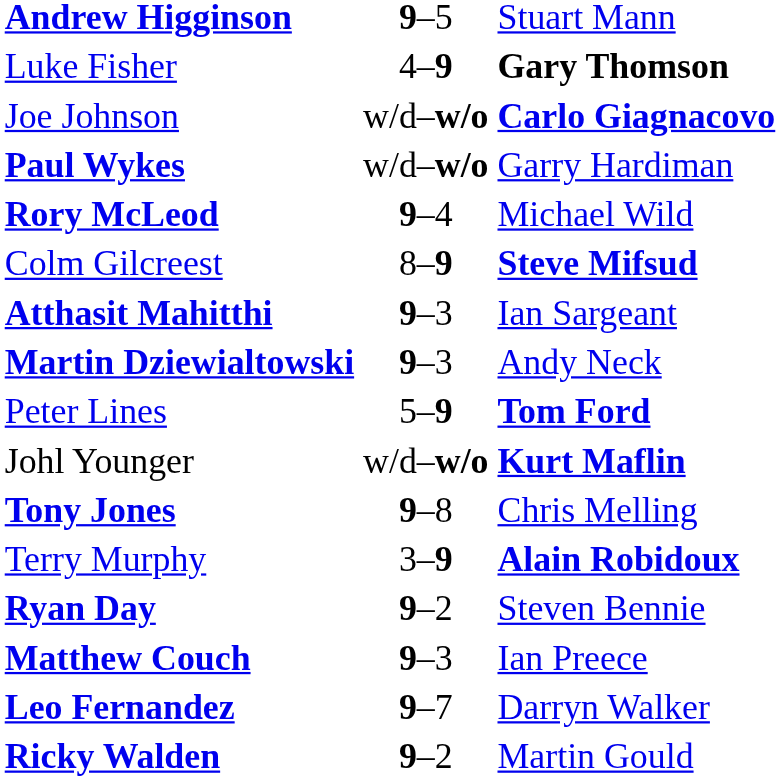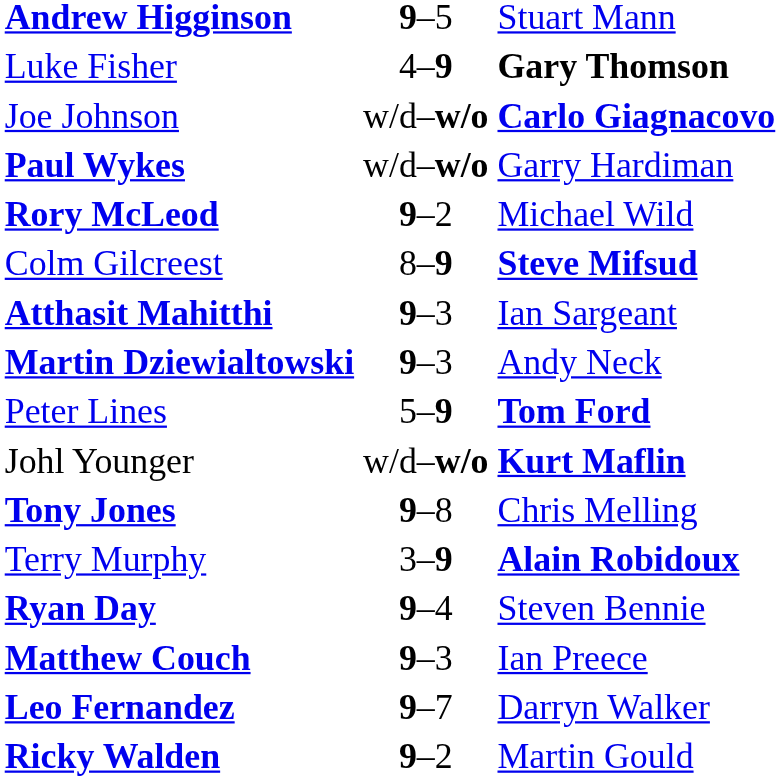(426, 214) 9–4 -> (426, 214) 9–2
(426, 608) 9–2 -> (426, 608) 9–4
